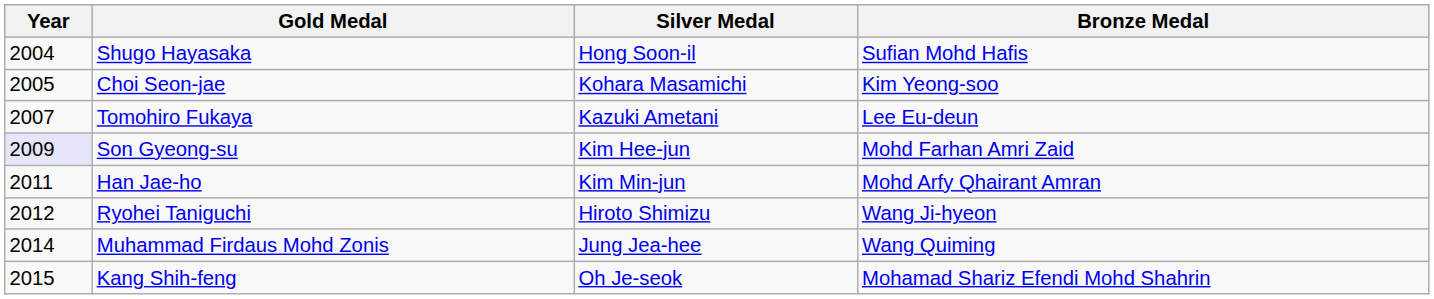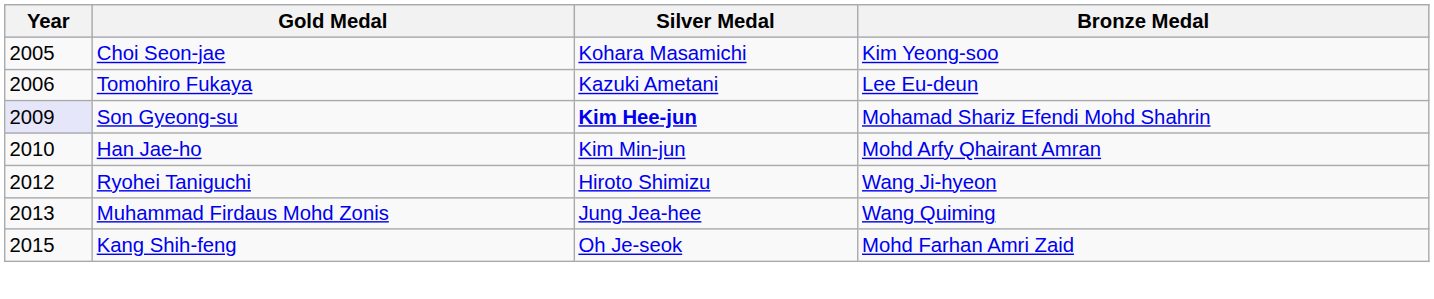- row: (174, 53)
(32, 117) 2007 -> (32, 85) 2006
(634, 149) normal -> (638, 117) bold
(968, 149) Mohd Farhan Amri Zaid -> (1036, 117) Mohamad Shariz Efendi Mohd Shahrin
(31, 182) 2011 -> (32, 149) 2010
(32, 246) 2014 -> (32, 214) 2013
(1036, 278) Mohamad Shariz Efendi Mohd Shahrin -> (968, 246) Mohd Farhan Amri Zaid
